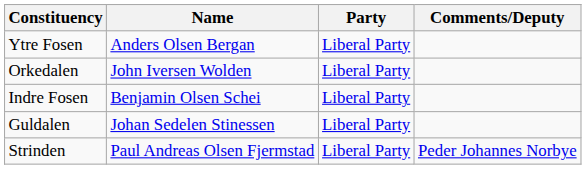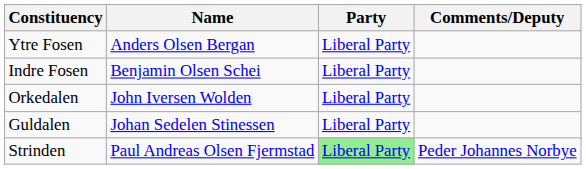rows swapped: (48, 97) <-> (43, 71)
(366, 151) no background -> (366, 151) lightgreen background
